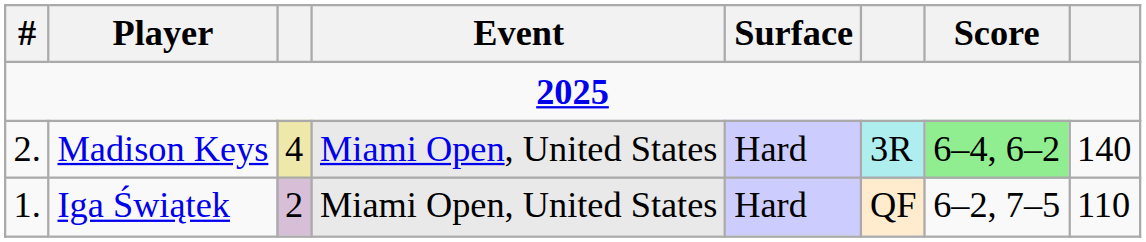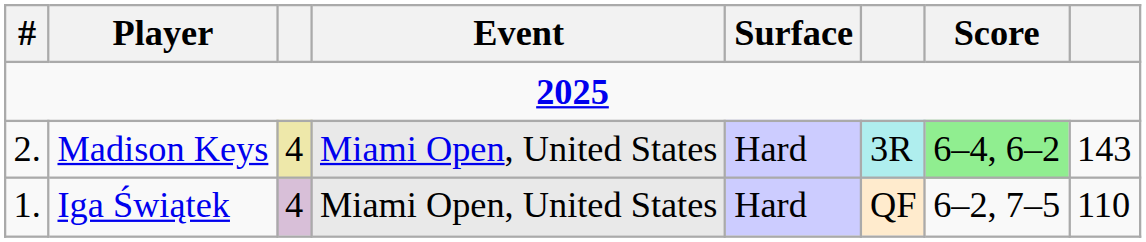(1104, 148) 140 -> (1104, 148) 143
(294, 206) 2 -> (294, 206) 4
